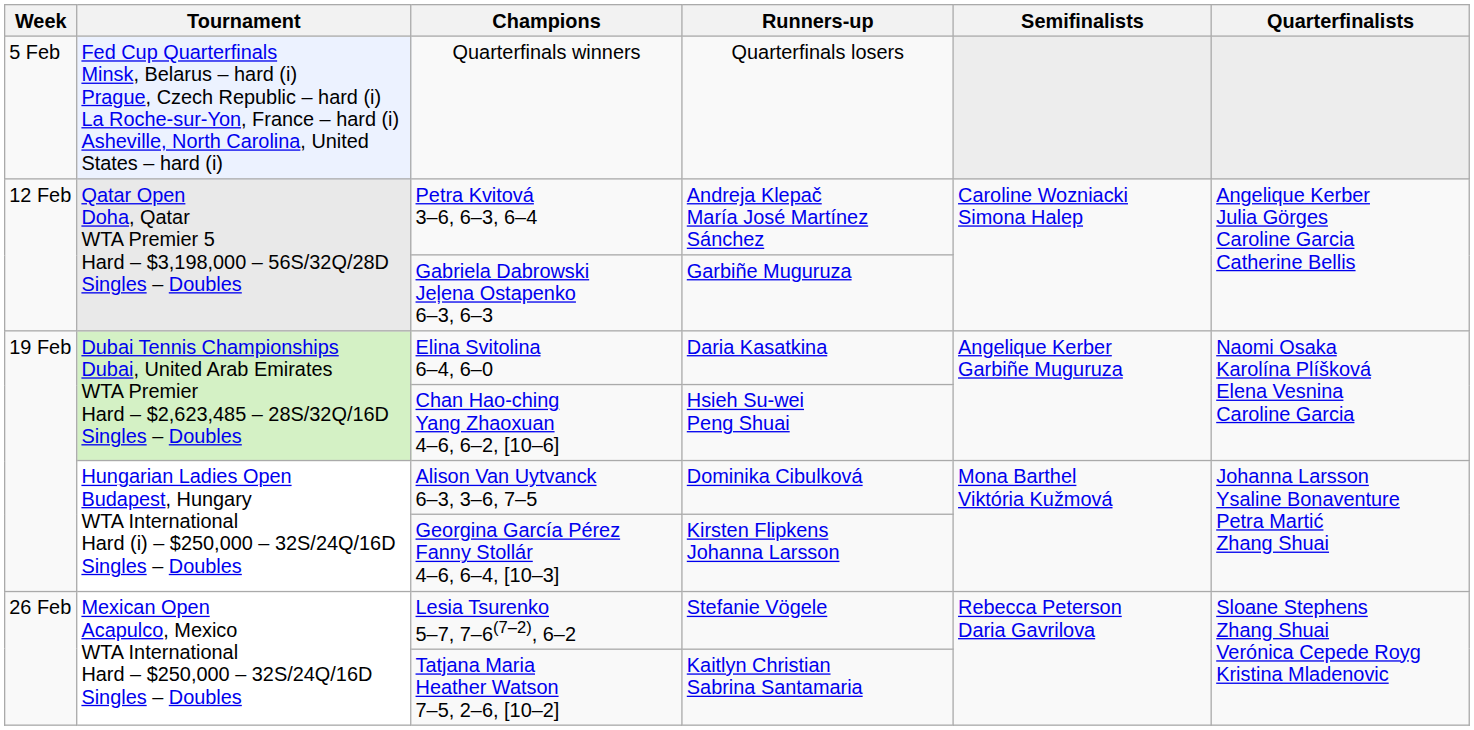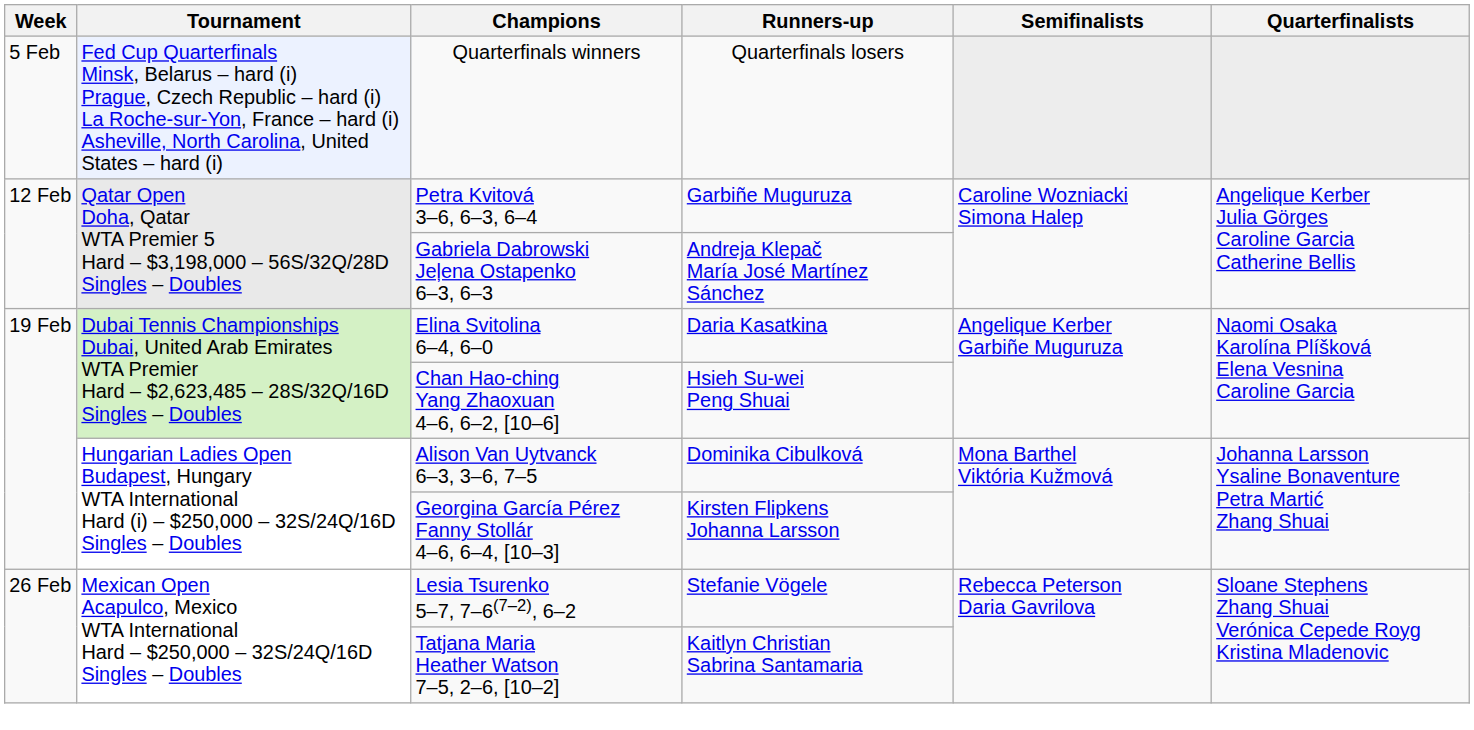(777, 217) Andreja Klepač María José Martínez Sánchez -> (769, 195) Garbiñe Muguruza
(769, 271) Garbiñe Muguruza -> (777, 271) Andreja Klepač María José Martínez Sánchez
